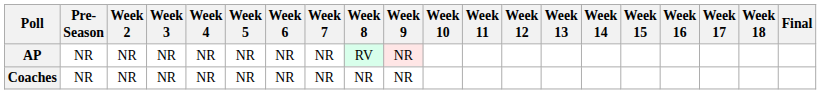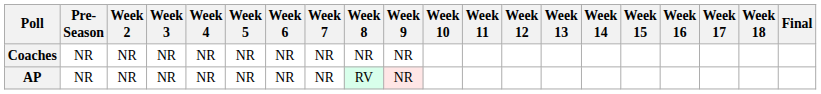rows swapped: (32, 55) <-> (32, 78)
